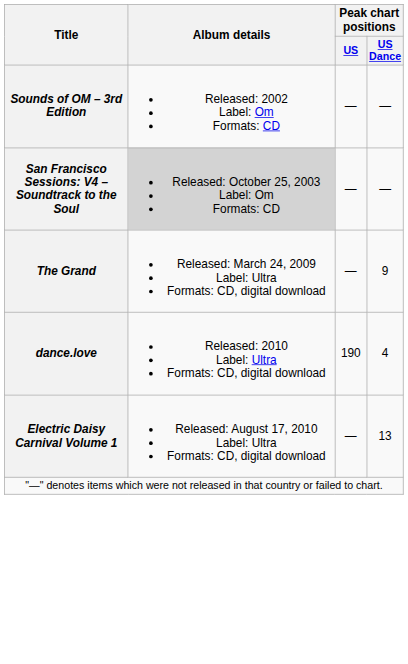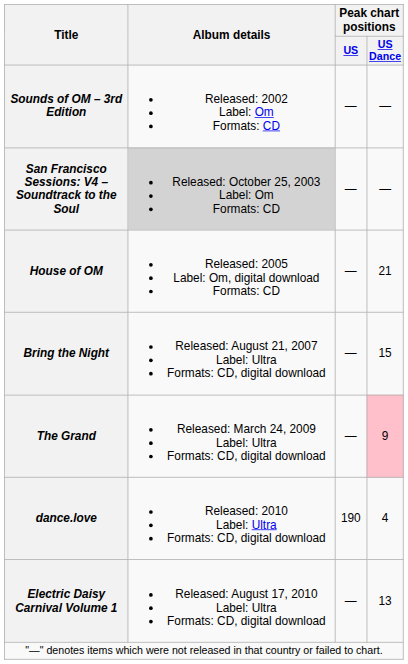+ row: (66, 271)
+ row: (66, 353)
(385, 271) no background -> (385, 436) pink background
